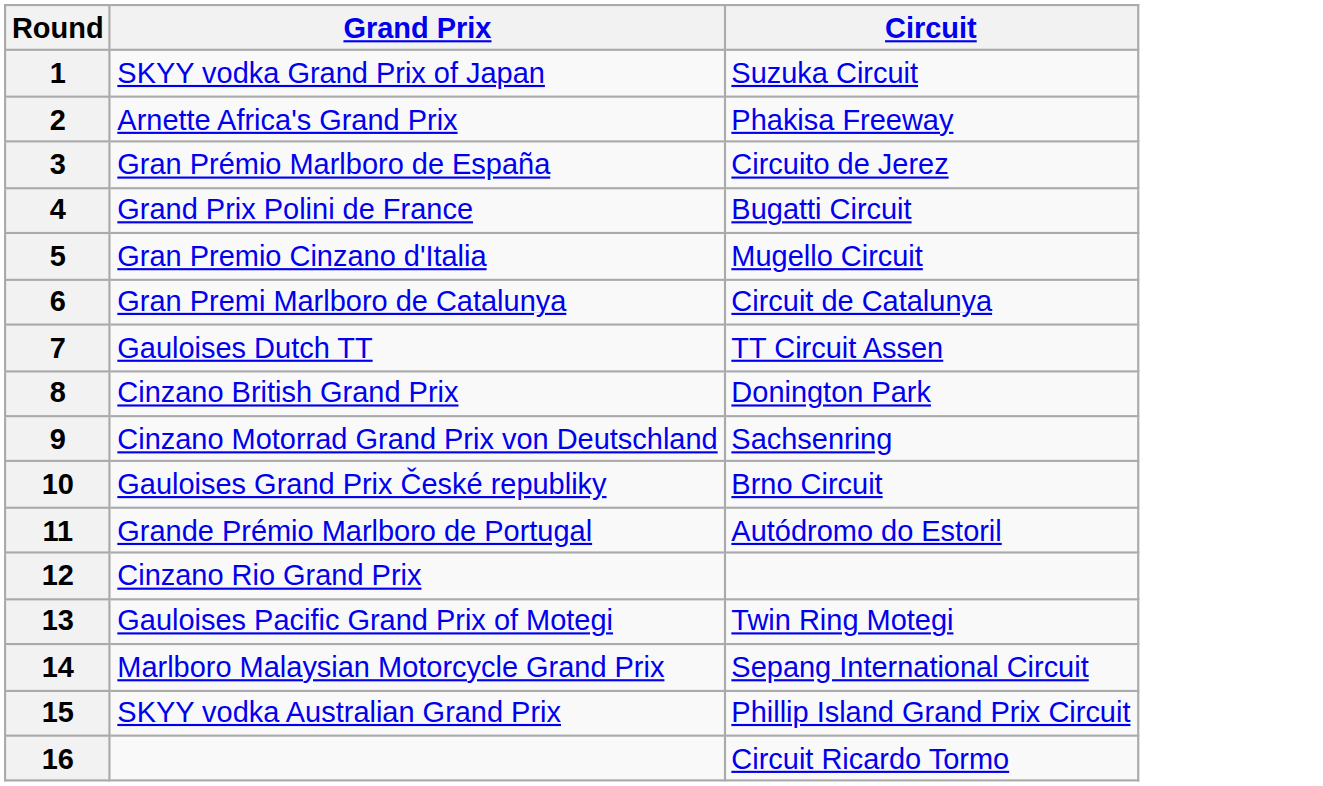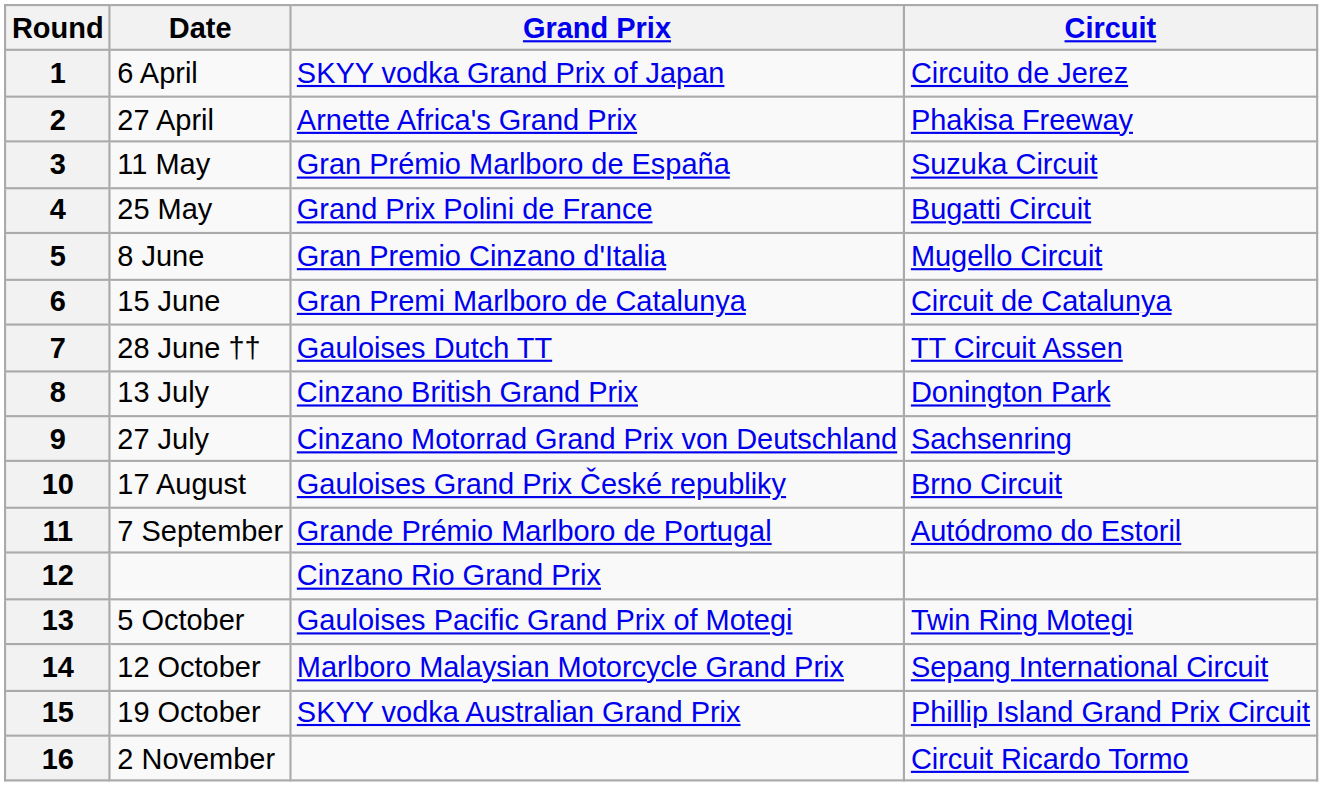+ column: (200, 27)
(825, 73) Suzuka Circuit -> (1020, 73) Circuito de Jerez
(840, 164) Circuito de Jerez -> (1004, 164) Suzuka Circuit
